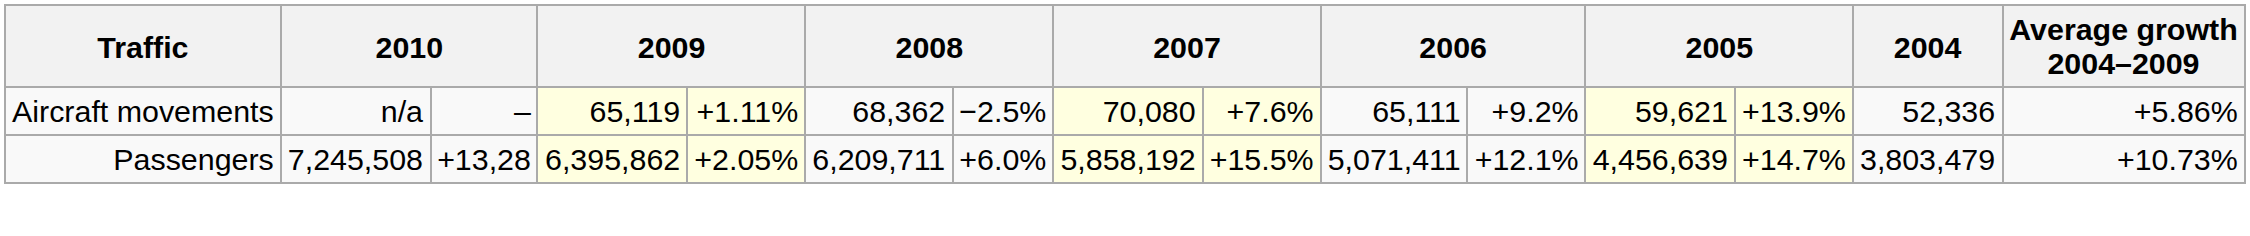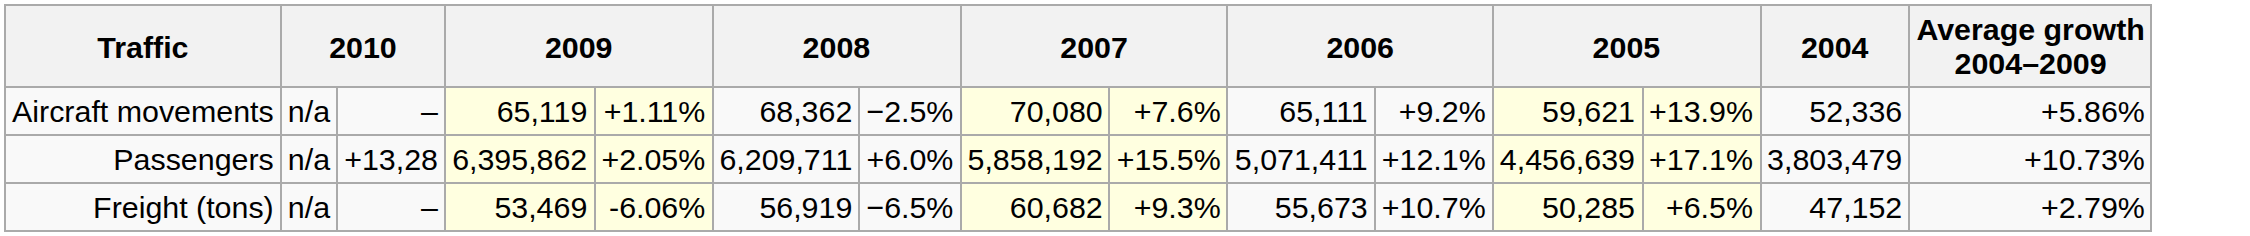(355, 160) 7,245,508 -> (309, 160) n/a
(1794, 160) +14.7% -> (1701, 160) +17.1%
+ row: (183, 208)
